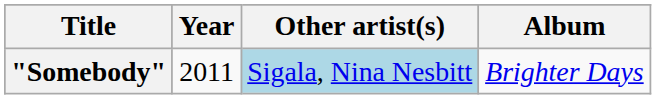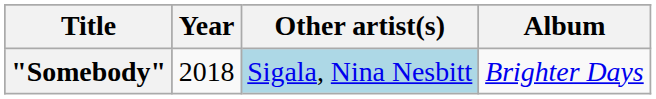(207, 70) 2011 -> (207, 70) 2018
